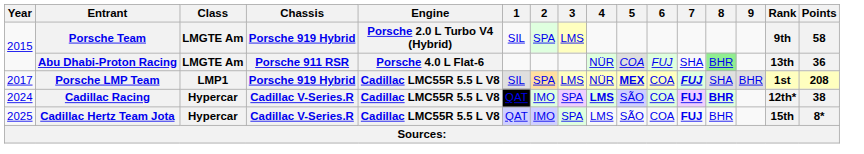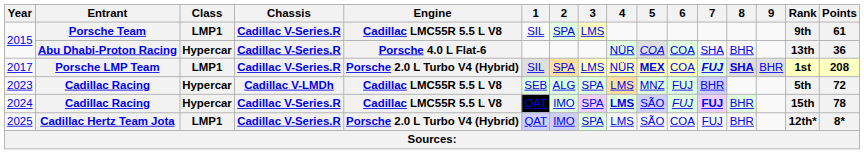(213, 37) LMGTE Am -> (207, 31) LMP1
(302, 37) Porsche 919 Hybrid -> (289, 31) Cadillac V-Series.R
(430, 37) Porsche 2.0 L Turbo V4 (Hybrid) -> (432, 31) Cadillac LMC55R 5.5 L V8
(819, 37) 58 -> (840, 31) 61
(213, 62) LMGTE Am -> (207, 49) Hypercar
(302, 62) Porsche 911 RSR -> (289, 49) Cadillac V-Series.R
(662, 62) FUJ -> (682, 49) COA
(721, 62) lightgreen background -> (742, 49) no background
(302, 80) Porsche 919 Hybrid -> (289, 67) Cadillac V-Series.R
(430, 80) Cadillac LMC55R 5.5 L V8 -> (432, 67) Porsche 2.0 L Turbo V4 (Hybrid)
(721, 80) normal -> (742, 67) bold
+ row: (20, 85)
(662, 98) COA -> (682, 103) FUJ
(721, 98) bold -> (742, 103) normal
(782, 98) 12th* -> (803, 103) 15th
(819, 98) 38 -> (840, 103) 78
(213, 116) Hypercar -> (207, 121) LMP1
(430, 116) Cadillac LMC55R 5.5 L V8 -> (432, 121) Porsche 2.0 L Turbo V4 (Hybrid)
(692, 116) bold -> (712, 121) normal
(782, 116) 15th -> (803, 121) 12th*
